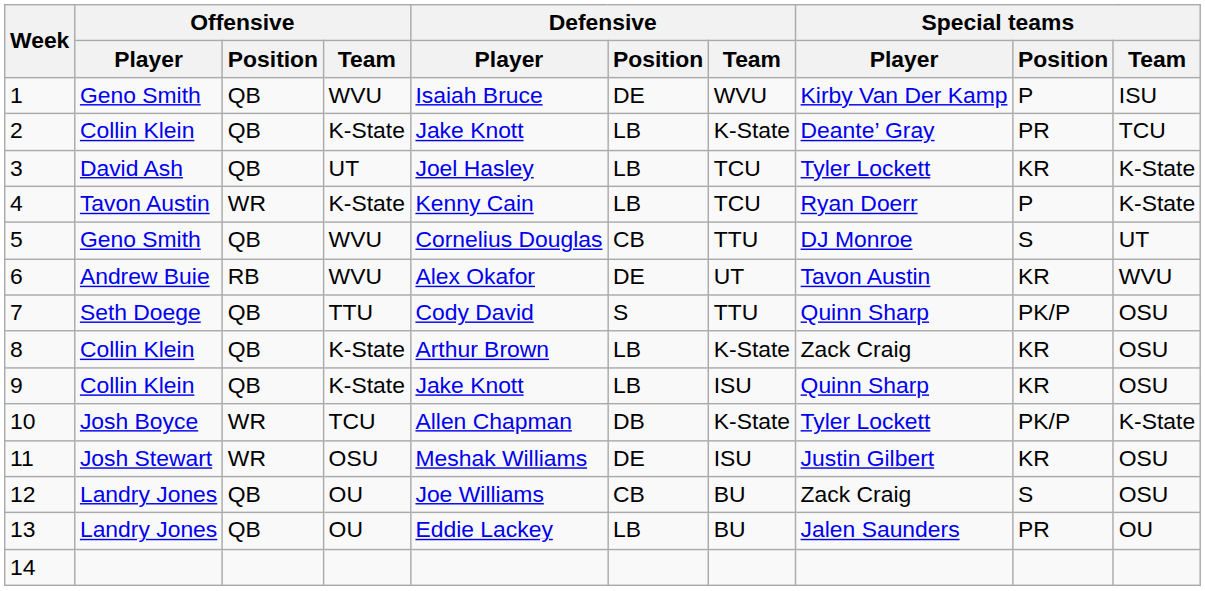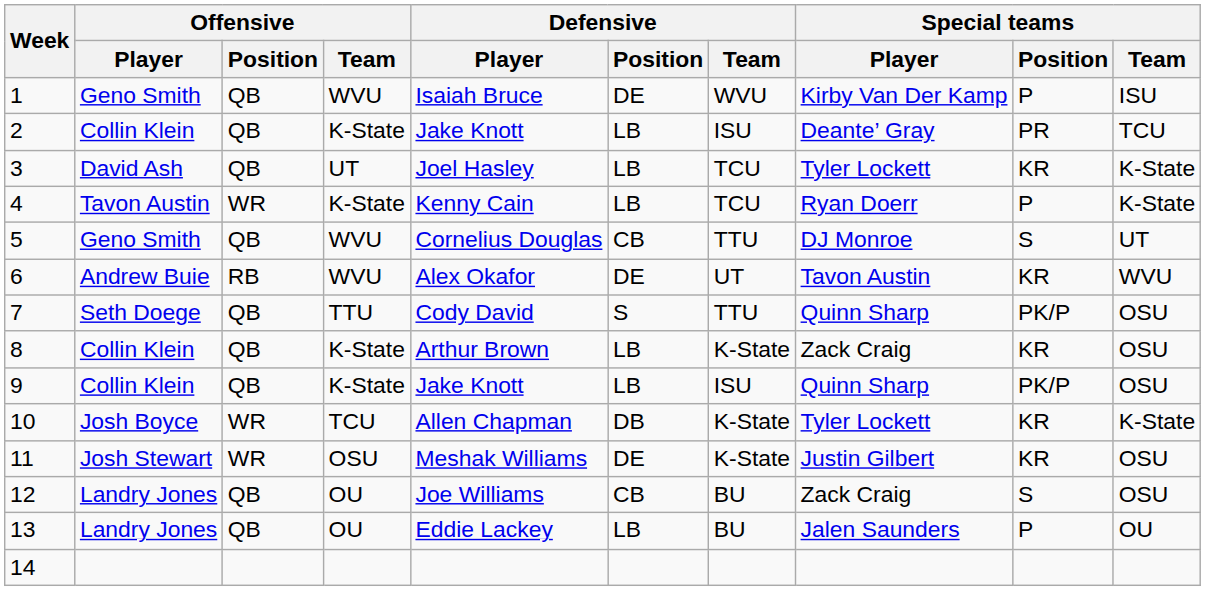(752, 131) K-State -> (733, 131) ISU
(1034, 385) KR -> (1044, 385) PK/P
(1044, 421) PK/P -> (1034, 421) KR
(733, 458) ISU -> (752, 458) K-State
(1034, 530) PR -> (1026, 530) P
